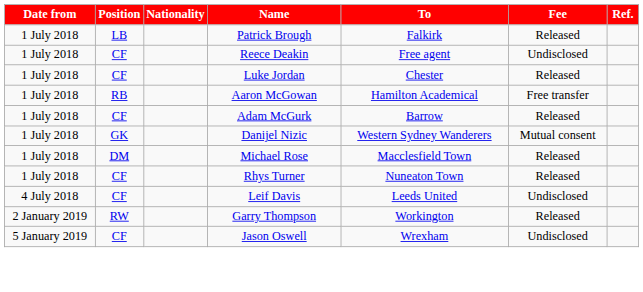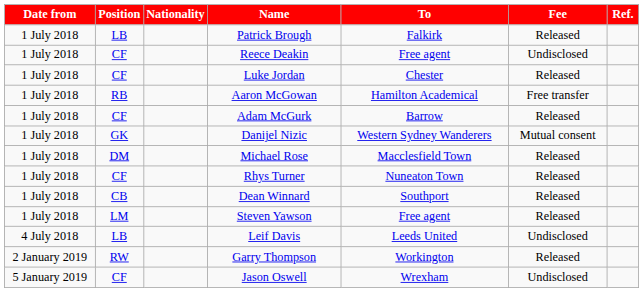+ row: (274, 196)
+ row: (274, 216)
(119, 196) CF -> (119, 237) LB
